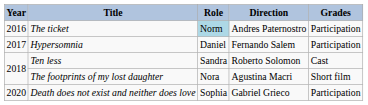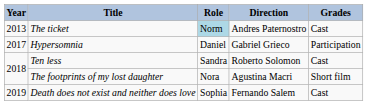(16, 28) 2016 -> (16, 28) 2013
(336, 28) Participation -> (319, 28) Cast
(263, 44) Fernando Salem -> (261, 44) Gabriel Grieco
(16, 92) 2020 -> (16, 92) 2019
(261, 92) Gabriel Grieco -> (263, 92) Fernando Salem
(336, 92) Participation -> (319, 92) Cast
